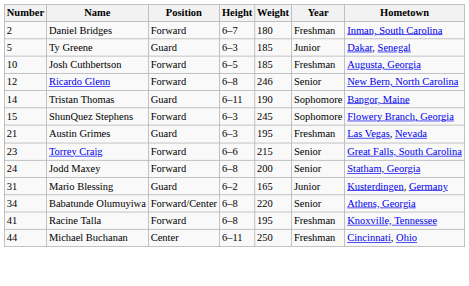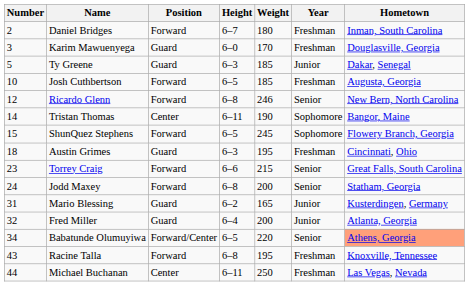+ row: (92, 47)
(164, 99) Guard -> (165, 117) Center
(230, 117) 6–3 -> (230, 134) 6–5
(12, 134) 21 -> (12, 151) 18
(387, 134) Las Vegas, Nevada -> (382, 151) Cincinnati, Ohio
+ row: (73, 220)
(230, 203) 6–8 -> (230, 238) 6–5
(381, 203) no background -> (381, 238) lightsalmon background
(12, 220) 41 -> (12, 255) 43
(382, 238) Cincinnati, Ohio -> (387, 272) Las Vegas, Nevada
